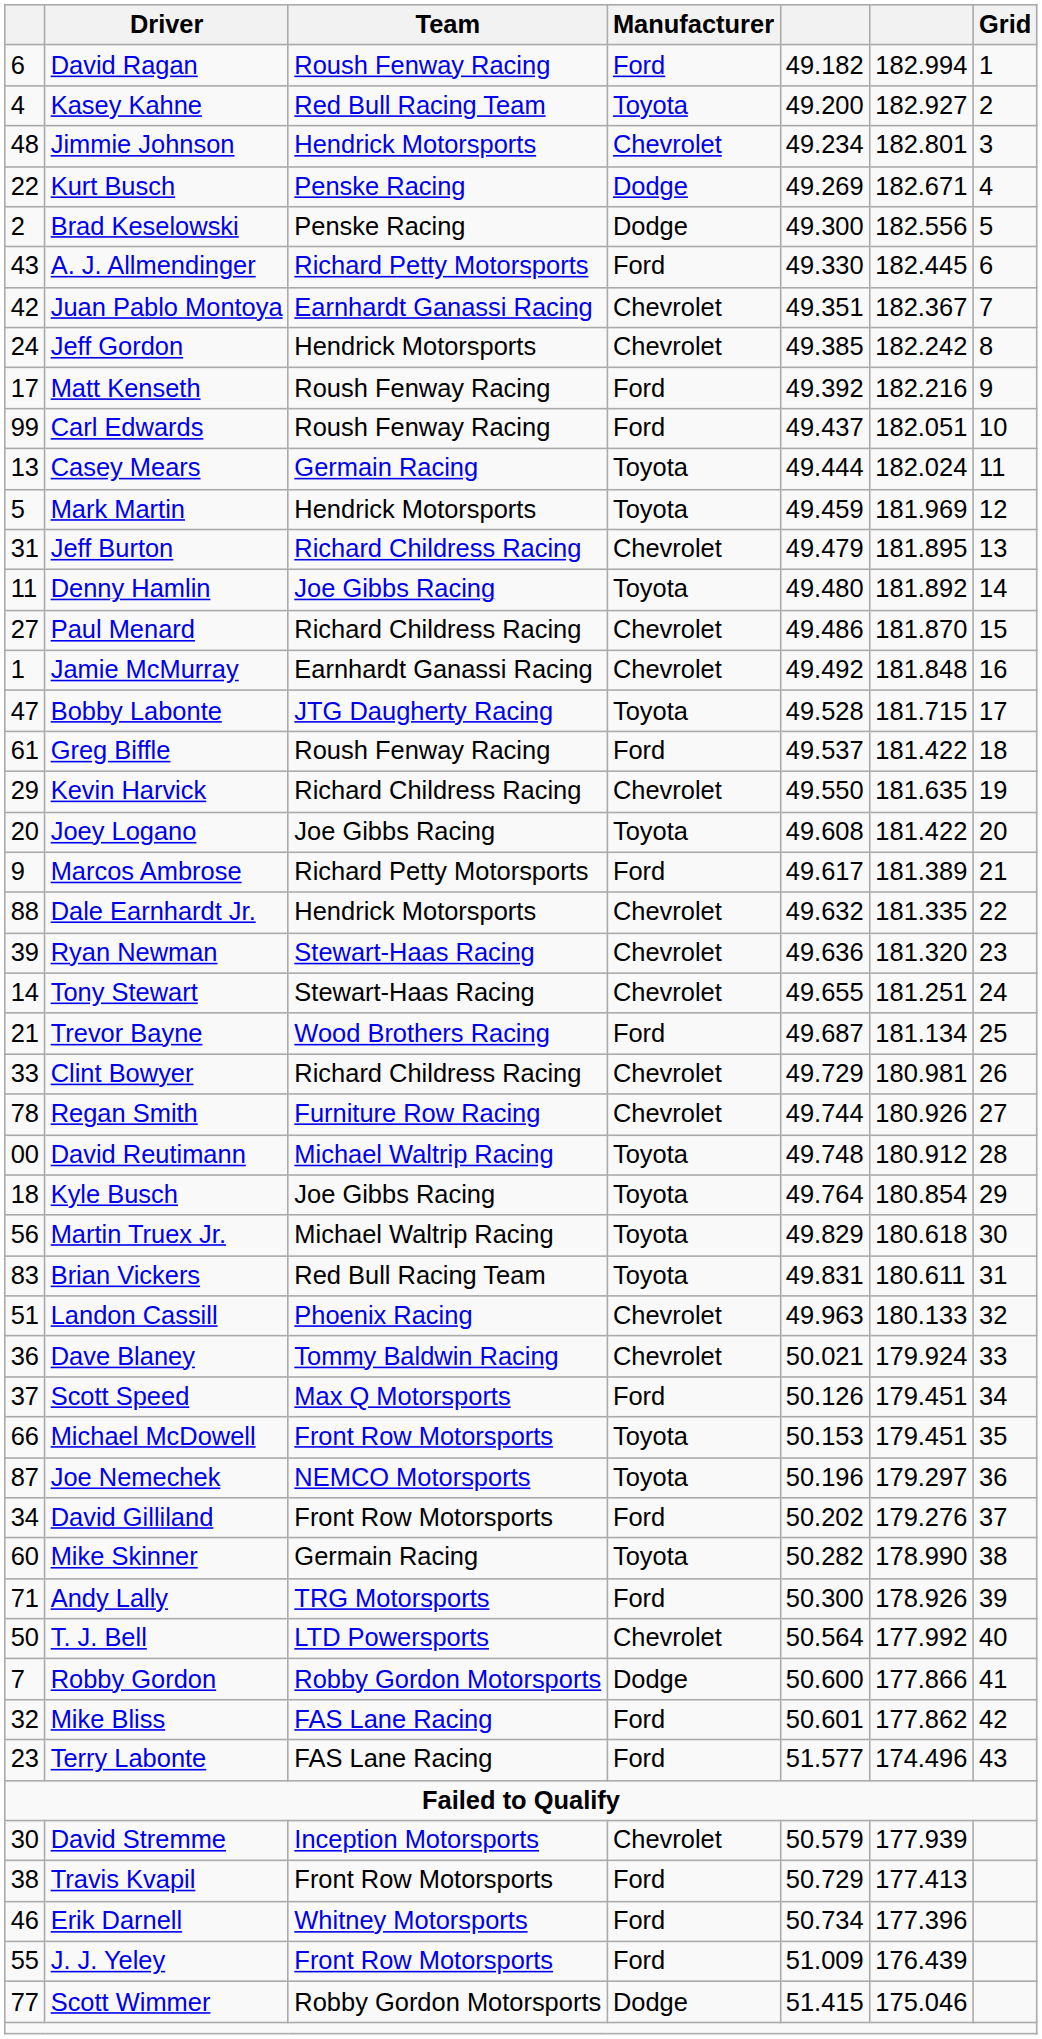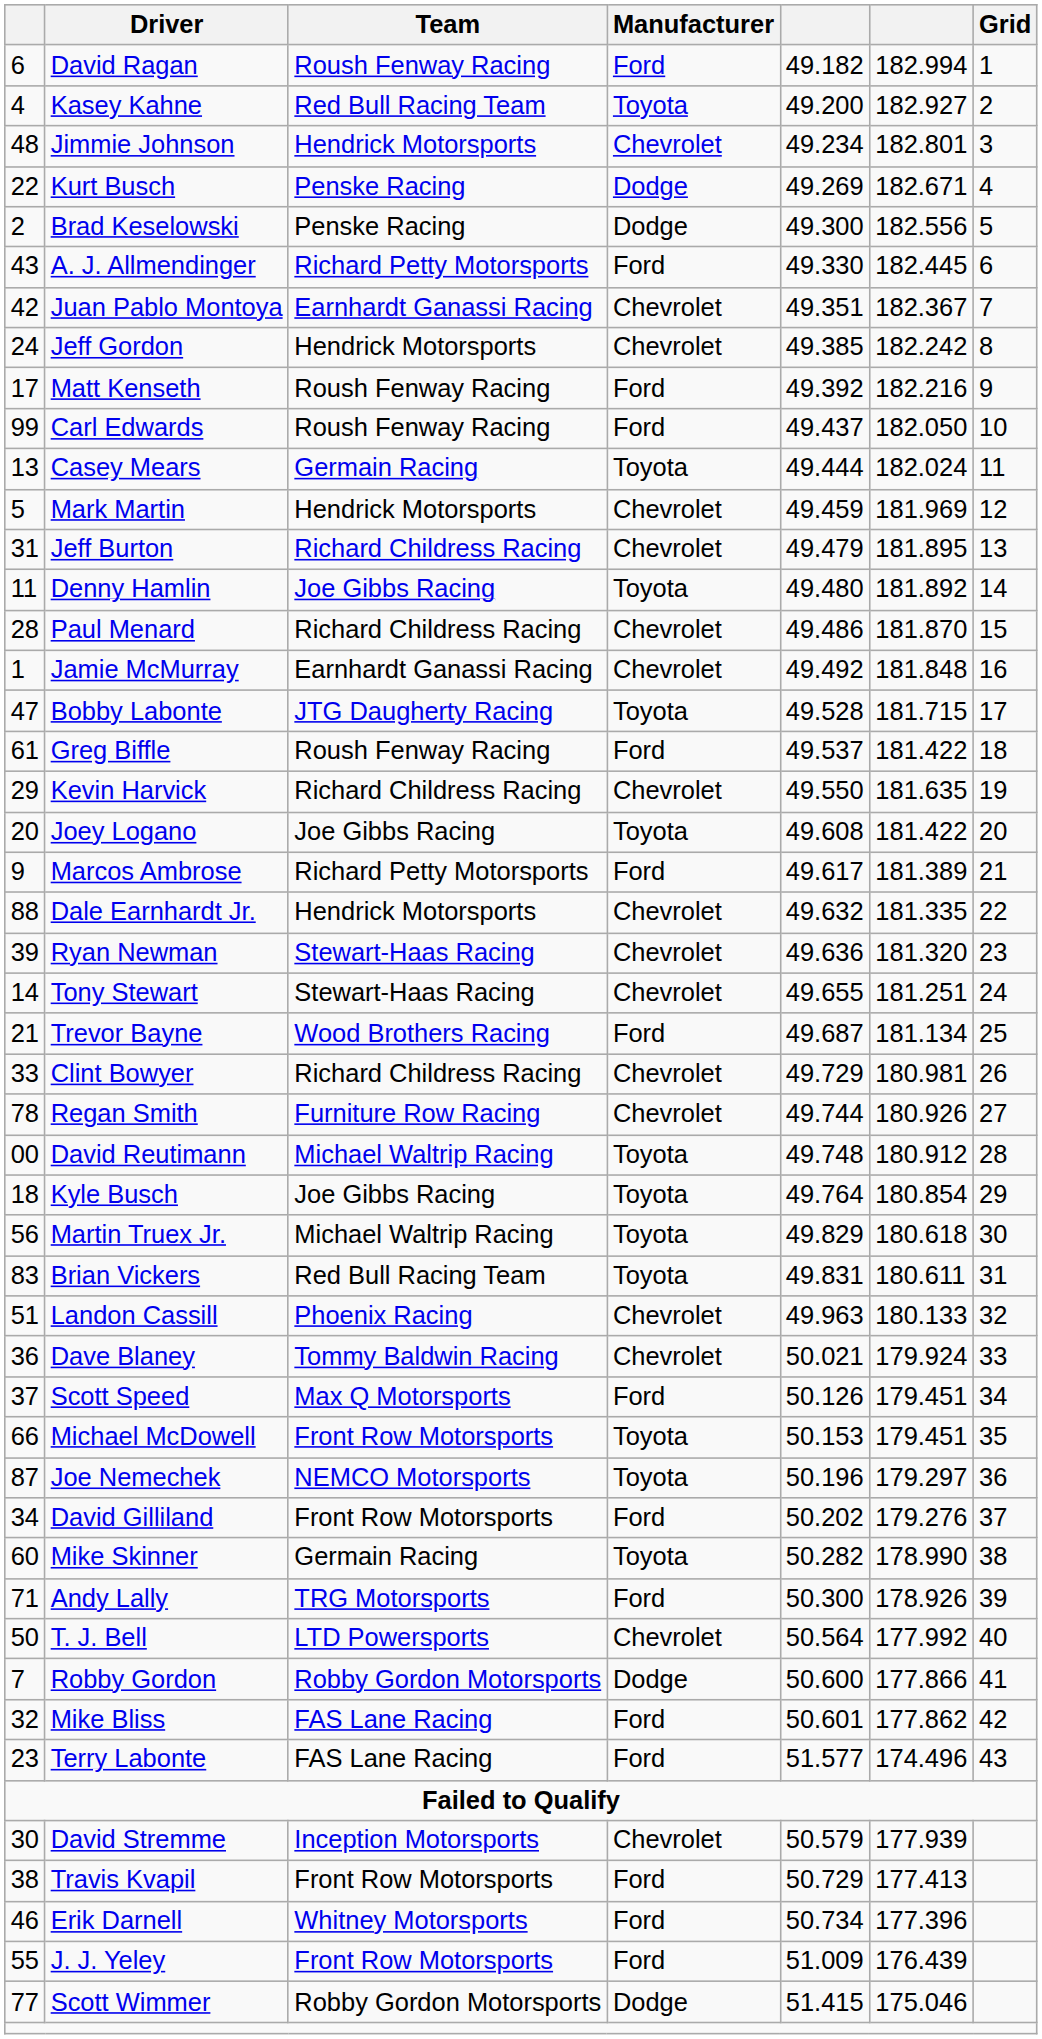(921, 428) 182.051 -> (921, 428) 182.050
(650, 508) Toyota -> (667, 508) Chevrolet
(25, 629) 27 -> (25, 629) 28
